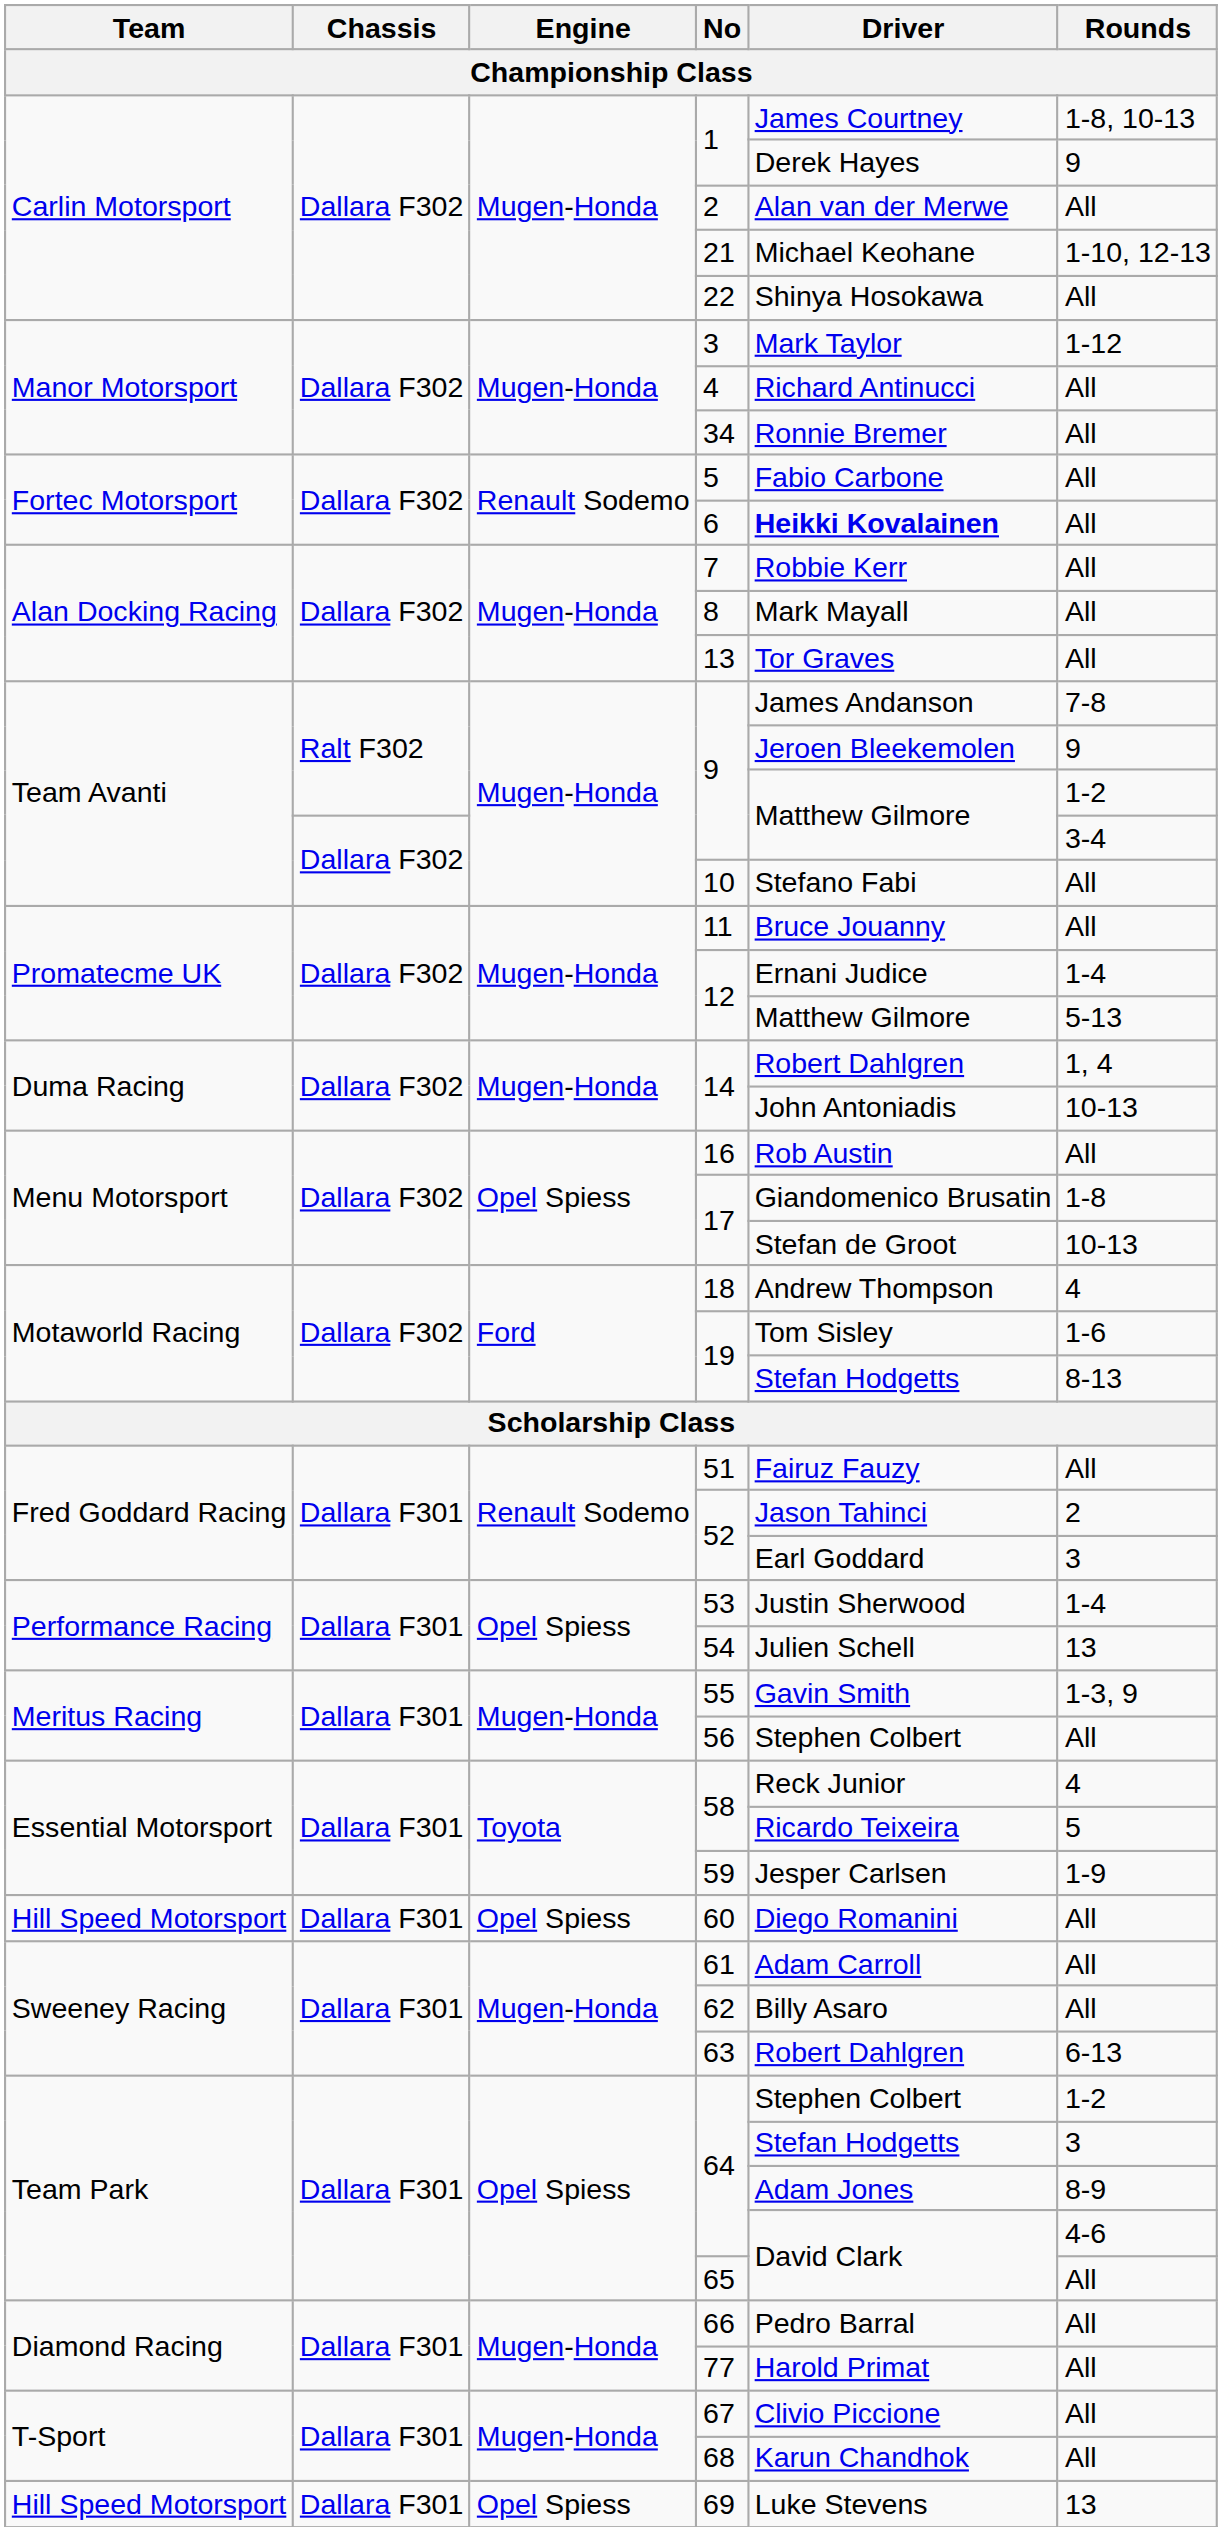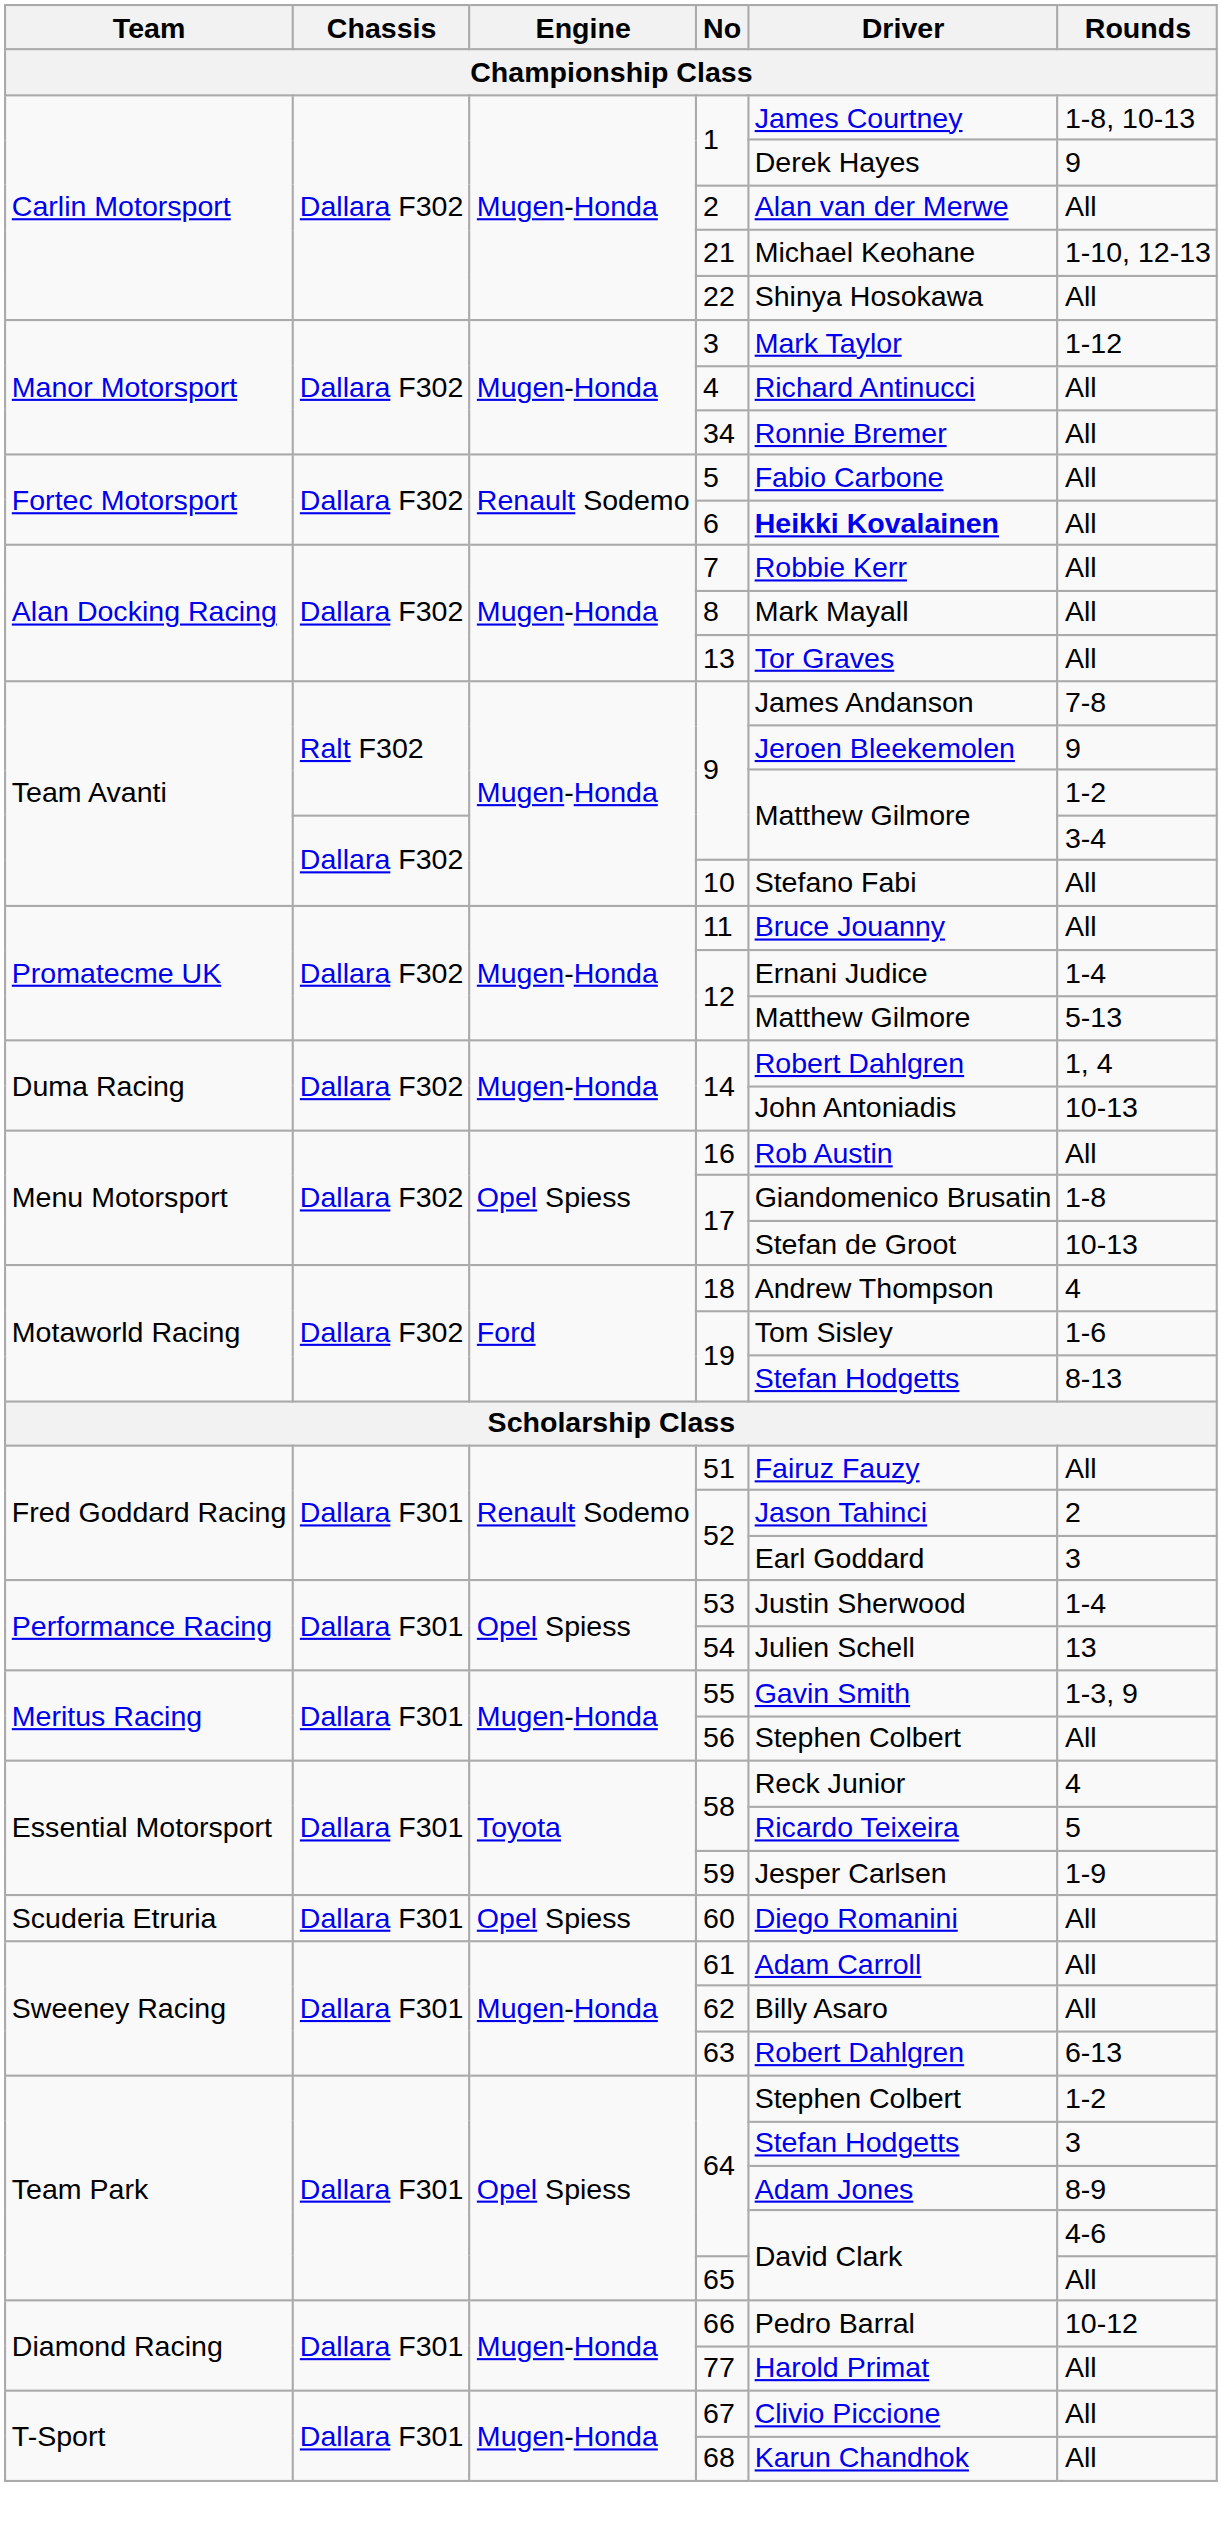(149, 1918) Hill Speed Motorsport -> (114, 1918) Scuderia Etruria
(1081, 2323) All -> (1101, 2323) 10-12
- row: (382, 2503)
